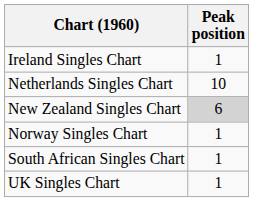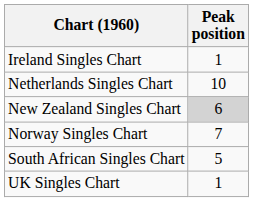(218, 134) 1 -> (218, 134) 7
(218, 158) 1 -> (218, 158) 5
